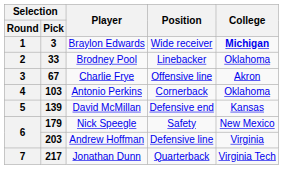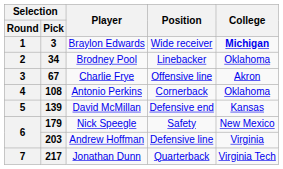(54, 60) 33 -> (54, 60) 34
(54, 92) 103 -> (54, 92) 108
